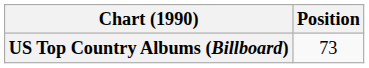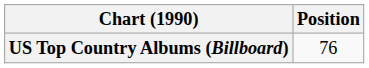(328, 47) 73 -> (328, 47) 76
